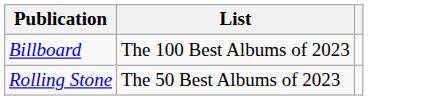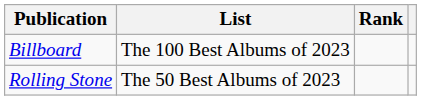+ column: (381, 19)
